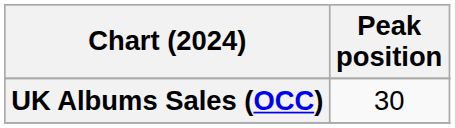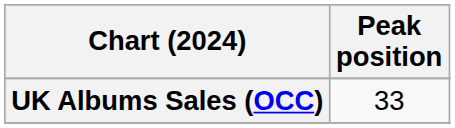(389, 100) 30 -> (389, 100) 33
